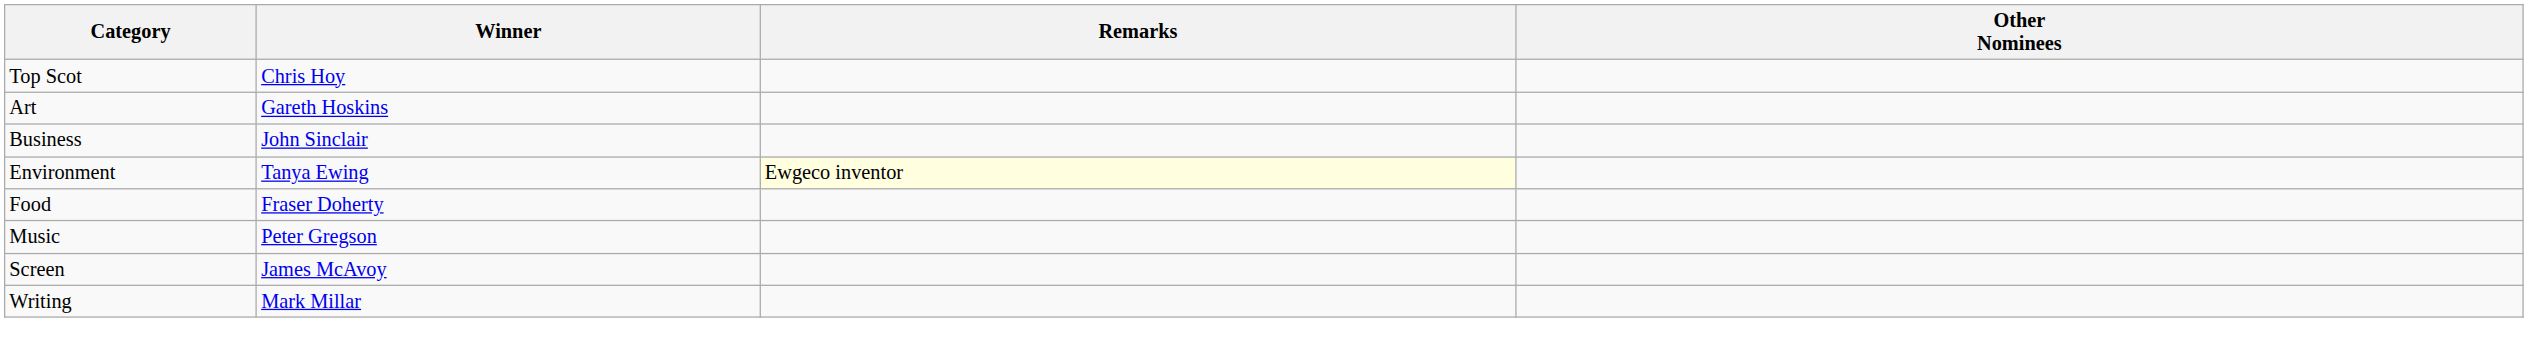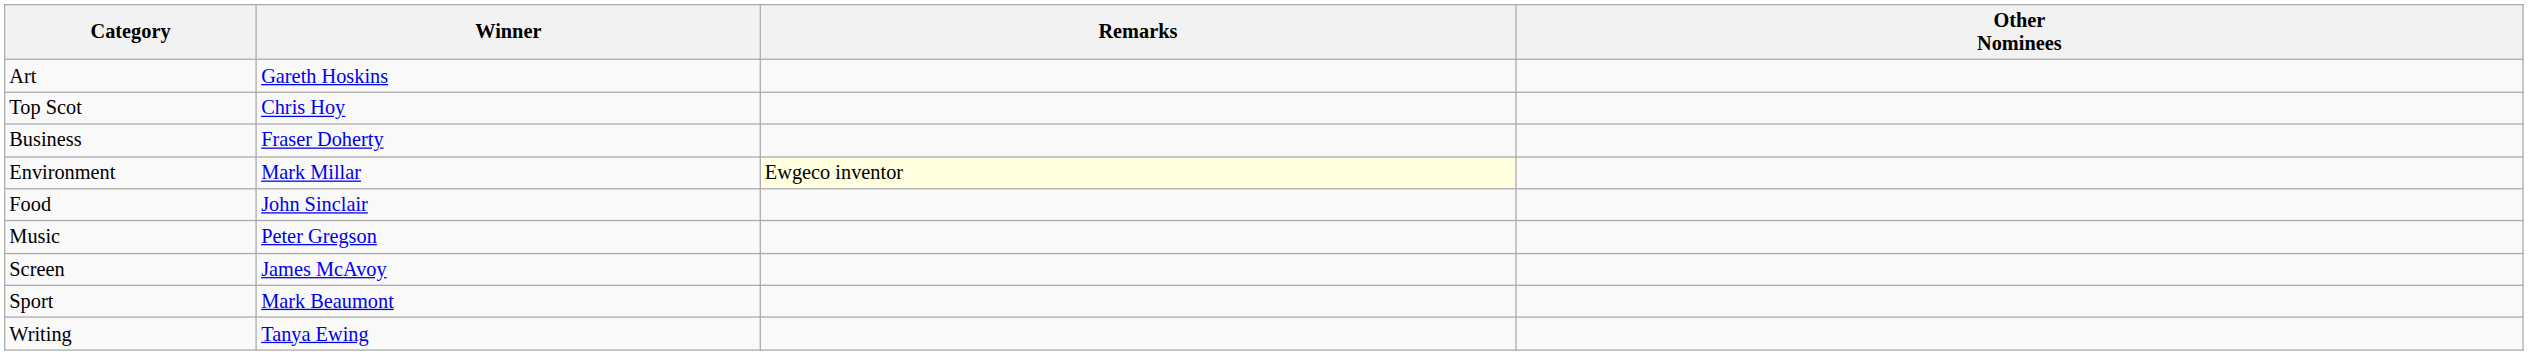rows swapped: (46, 75) <-> (23, 107)
(314, 140) John Sinclair -> (322, 140) Fraser Doherty
(315, 172) Tanya Ewing -> (311, 172) Mark Millar
(322, 204) Fraser Doherty -> (314, 204) John Sinclair
+ row: (31, 301)
(311, 301) Mark Millar -> (315, 333) Tanya Ewing
